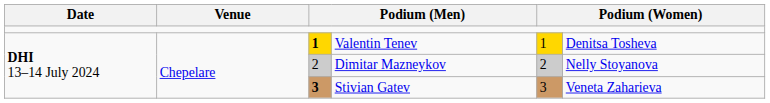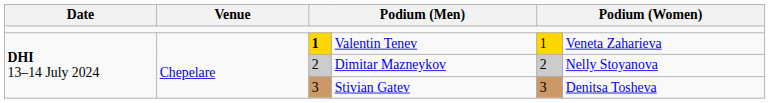(611, 43) Denitsa Tosheva -> (614, 43) Veneta Zaharieva
(315, 87) bold -> (315, 87) normal
(614, 87) Veneta Zaharieva -> (611, 87) Denitsa Tosheva
